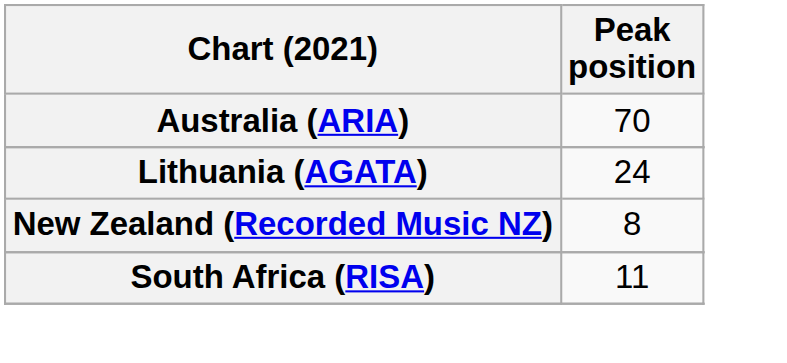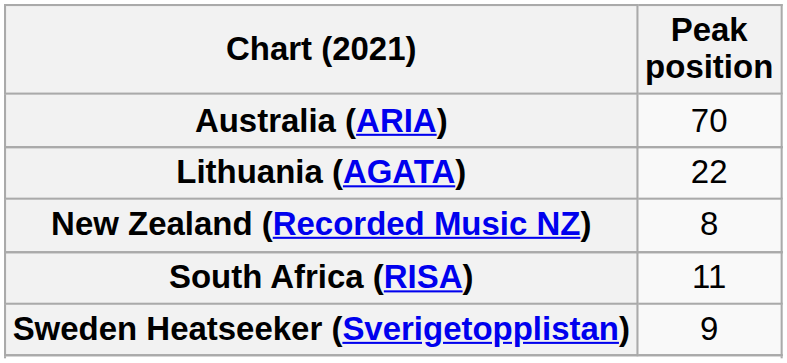(632, 172) 24 -> (709, 172) 22
+ row: (321, 329)
